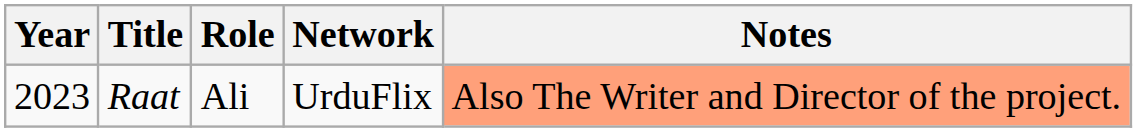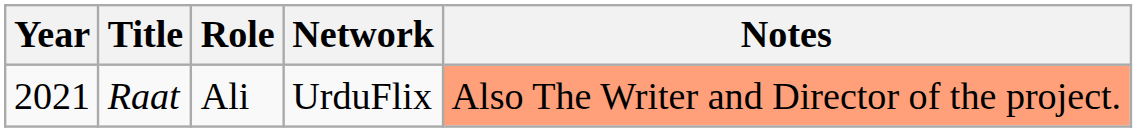(52, 95) 2023 -> (52, 95) 2021
